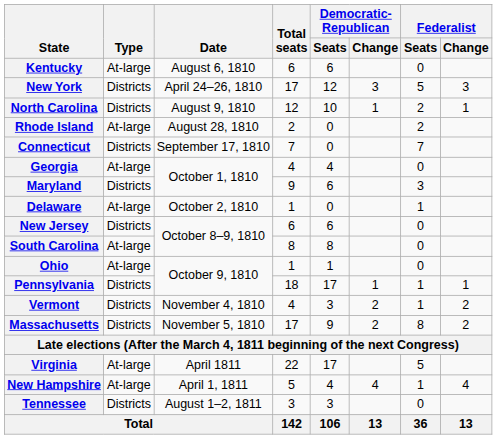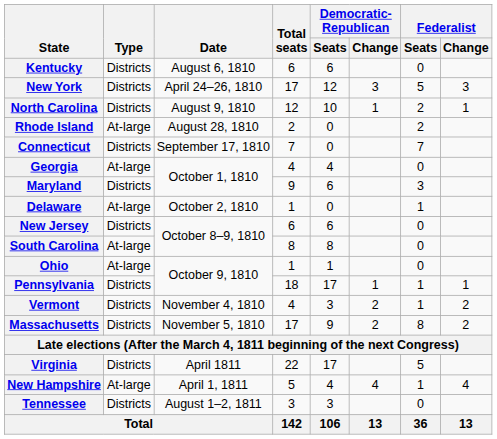(129, 68) At-large -> (129, 68) Districts
(129, 364) At-large -> (129, 364) Districts
